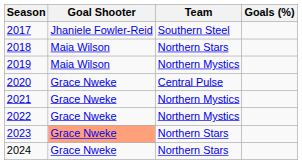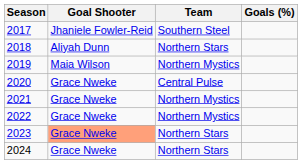(80, 47) Maia Wilson -> (80, 47) Aliyah Dunn
